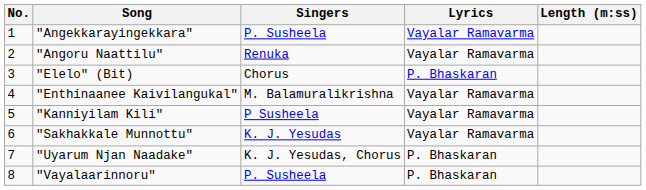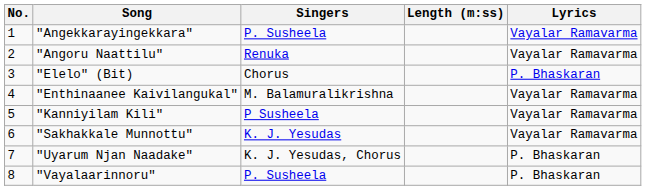columns swapped: (471, 15) <-> (589, 15)
